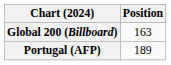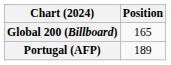(143, 32) 163 -> (143, 32) 165
